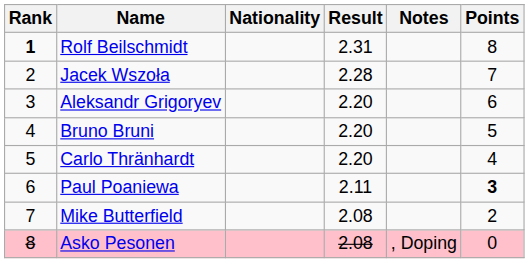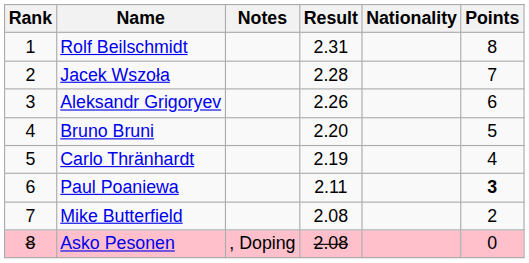columns swapped: (275, 18) <-> (424, 18)
(30, 46) bold -> (30, 46) normal
(355, 103) 2.20 -> (331, 103) 2.26
(355, 159) 2.20 -> (331, 159) 2.19
